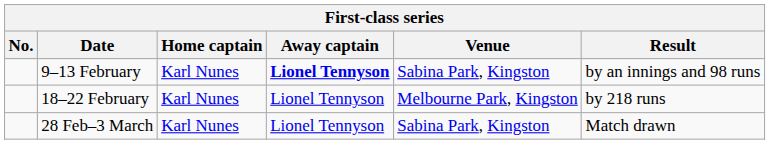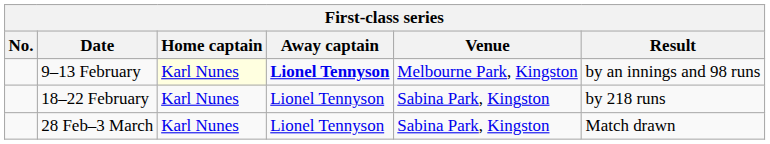(200, 71) no background -> (200, 71) lightyellow background
(473, 71) Sabina Park, Kingston -> (488, 71) Melbourne Park, Kingston
(488, 98) Melbourne Park, Kingston -> (473, 98) Sabina Park, Kingston
